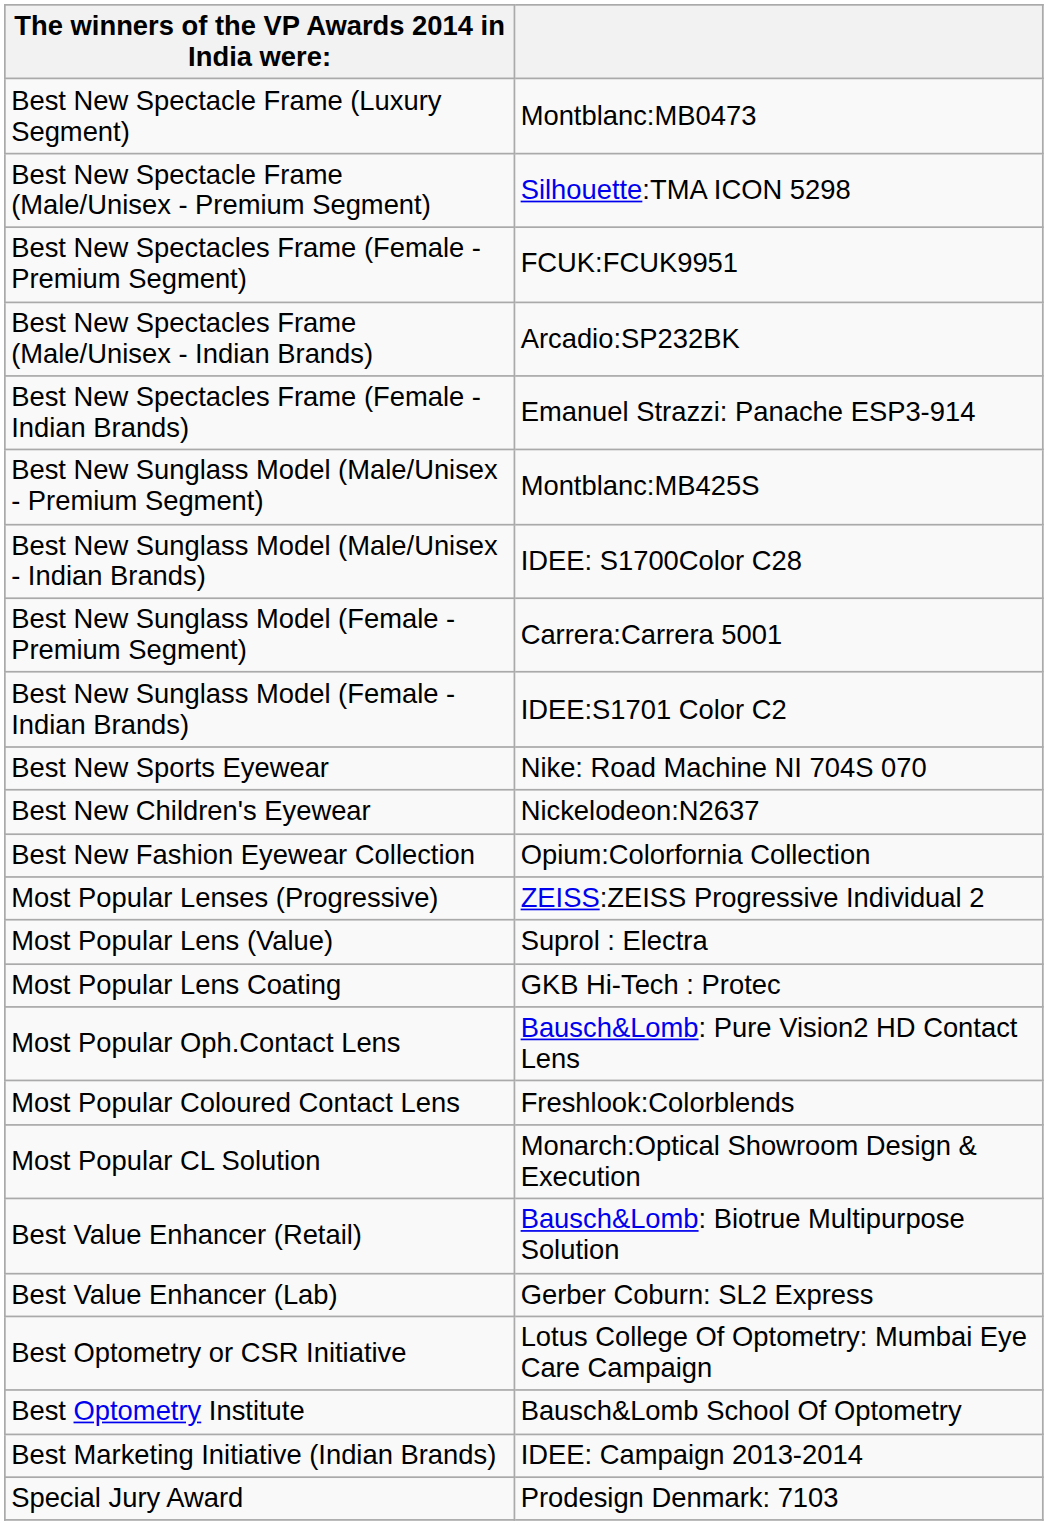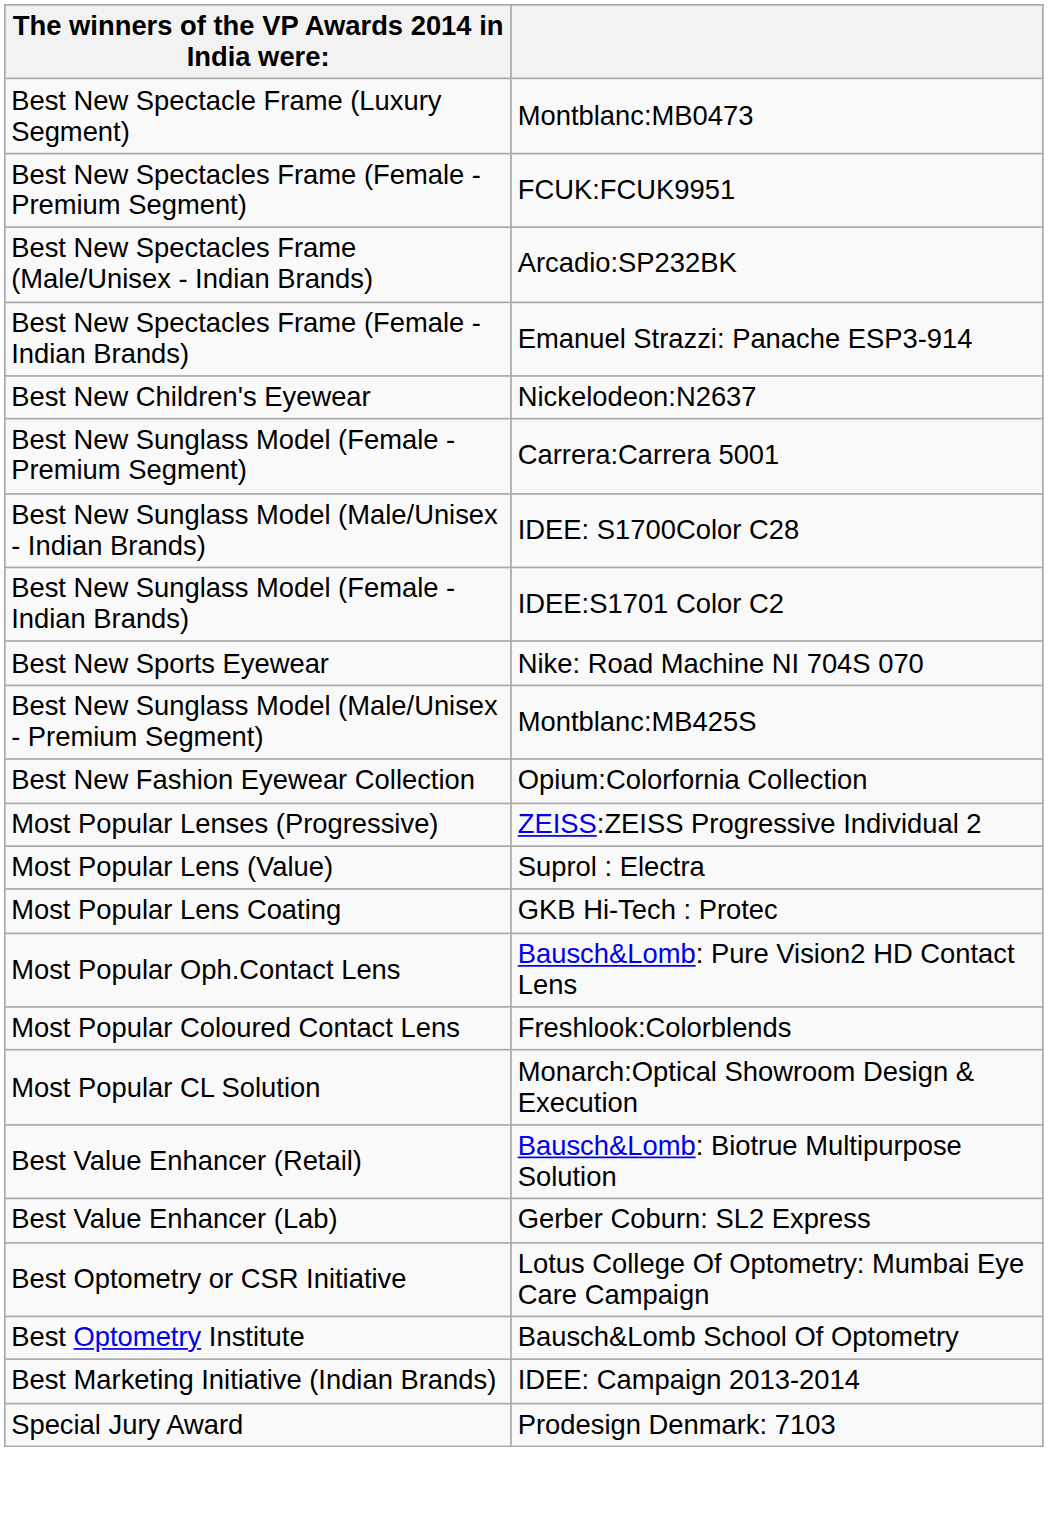- row: (221, 189)
rows swapped: (254, 486) <-> (191, 811)
rows swapped: (233, 634) <-> (254, 560)
